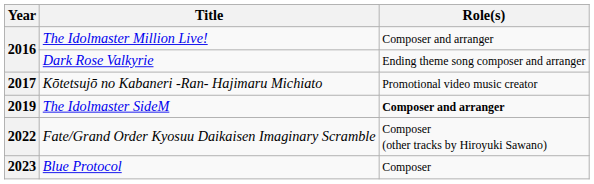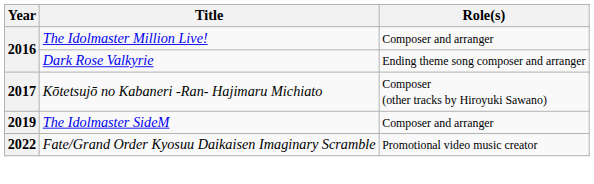(460, 84) Promotional video music creator -> (465, 92) Composer (other tracks by Hiroyuki Sawano)
(443, 106) bold -> (438, 123) normal
(465, 137) Composer (other tracks by Hiroyuki Sawano) -> (460, 145) Promotional video music creator
- row: (82, 167)
